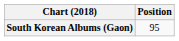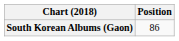(155, 28) 95 -> (155, 28) 86
